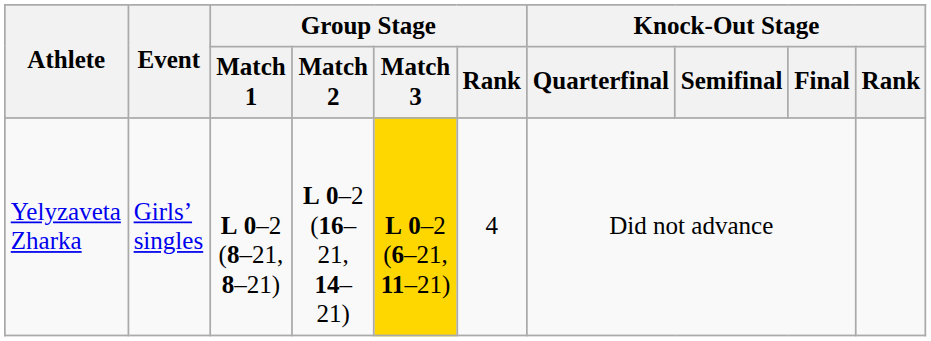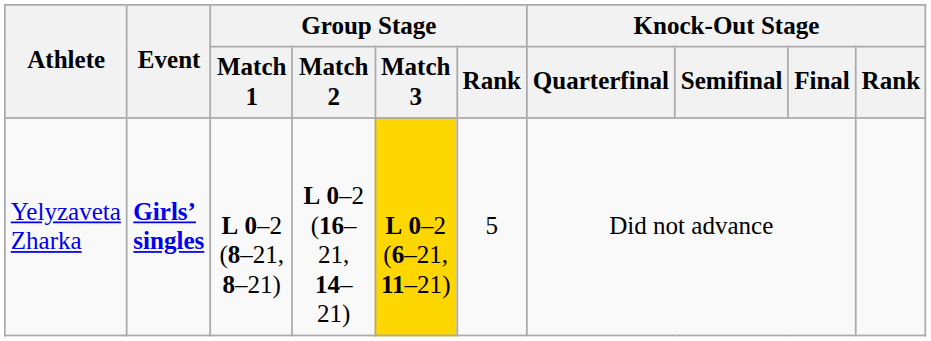(168, 226) normal -> (169, 226) bold
(492, 226) 4 -> (492, 226) 5
